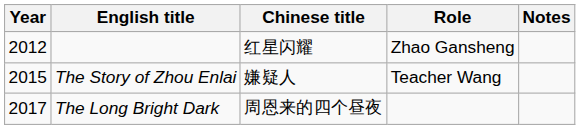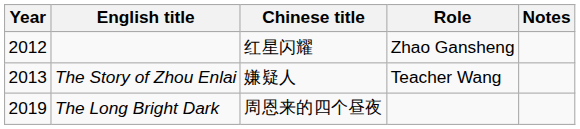(28, 77) 2015 -> (28, 77) 2013
(28, 108) 2017 -> (28, 108) 2019
